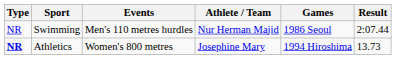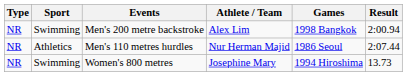+ row: (144, 29)
(57, 29) Swimming -> (53, 46) Athletics
(14, 46) bold -> (14, 63) normal
(53, 46) Athletics -> (57, 63) Swimming
